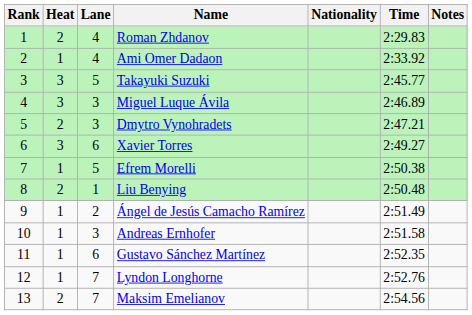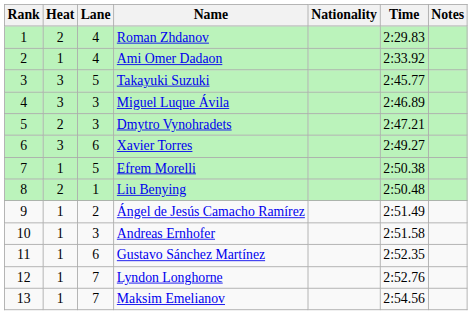(60, 299) 2 -> (60, 299) 1
